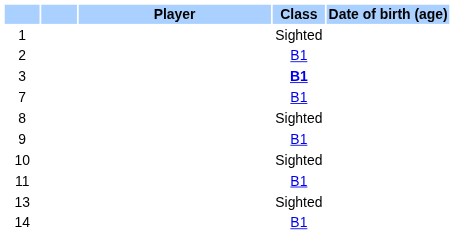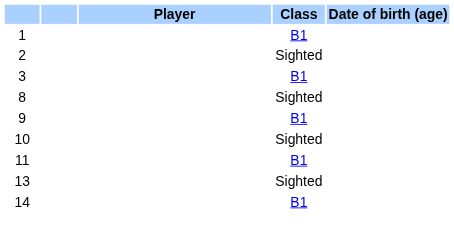(299, 35) Sighted -> (299, 35) B1
(299, 56) B1 -> (299, 56) Sighted
(299, 77) bold -> (299, 77) normal
- row: (22, 97)
